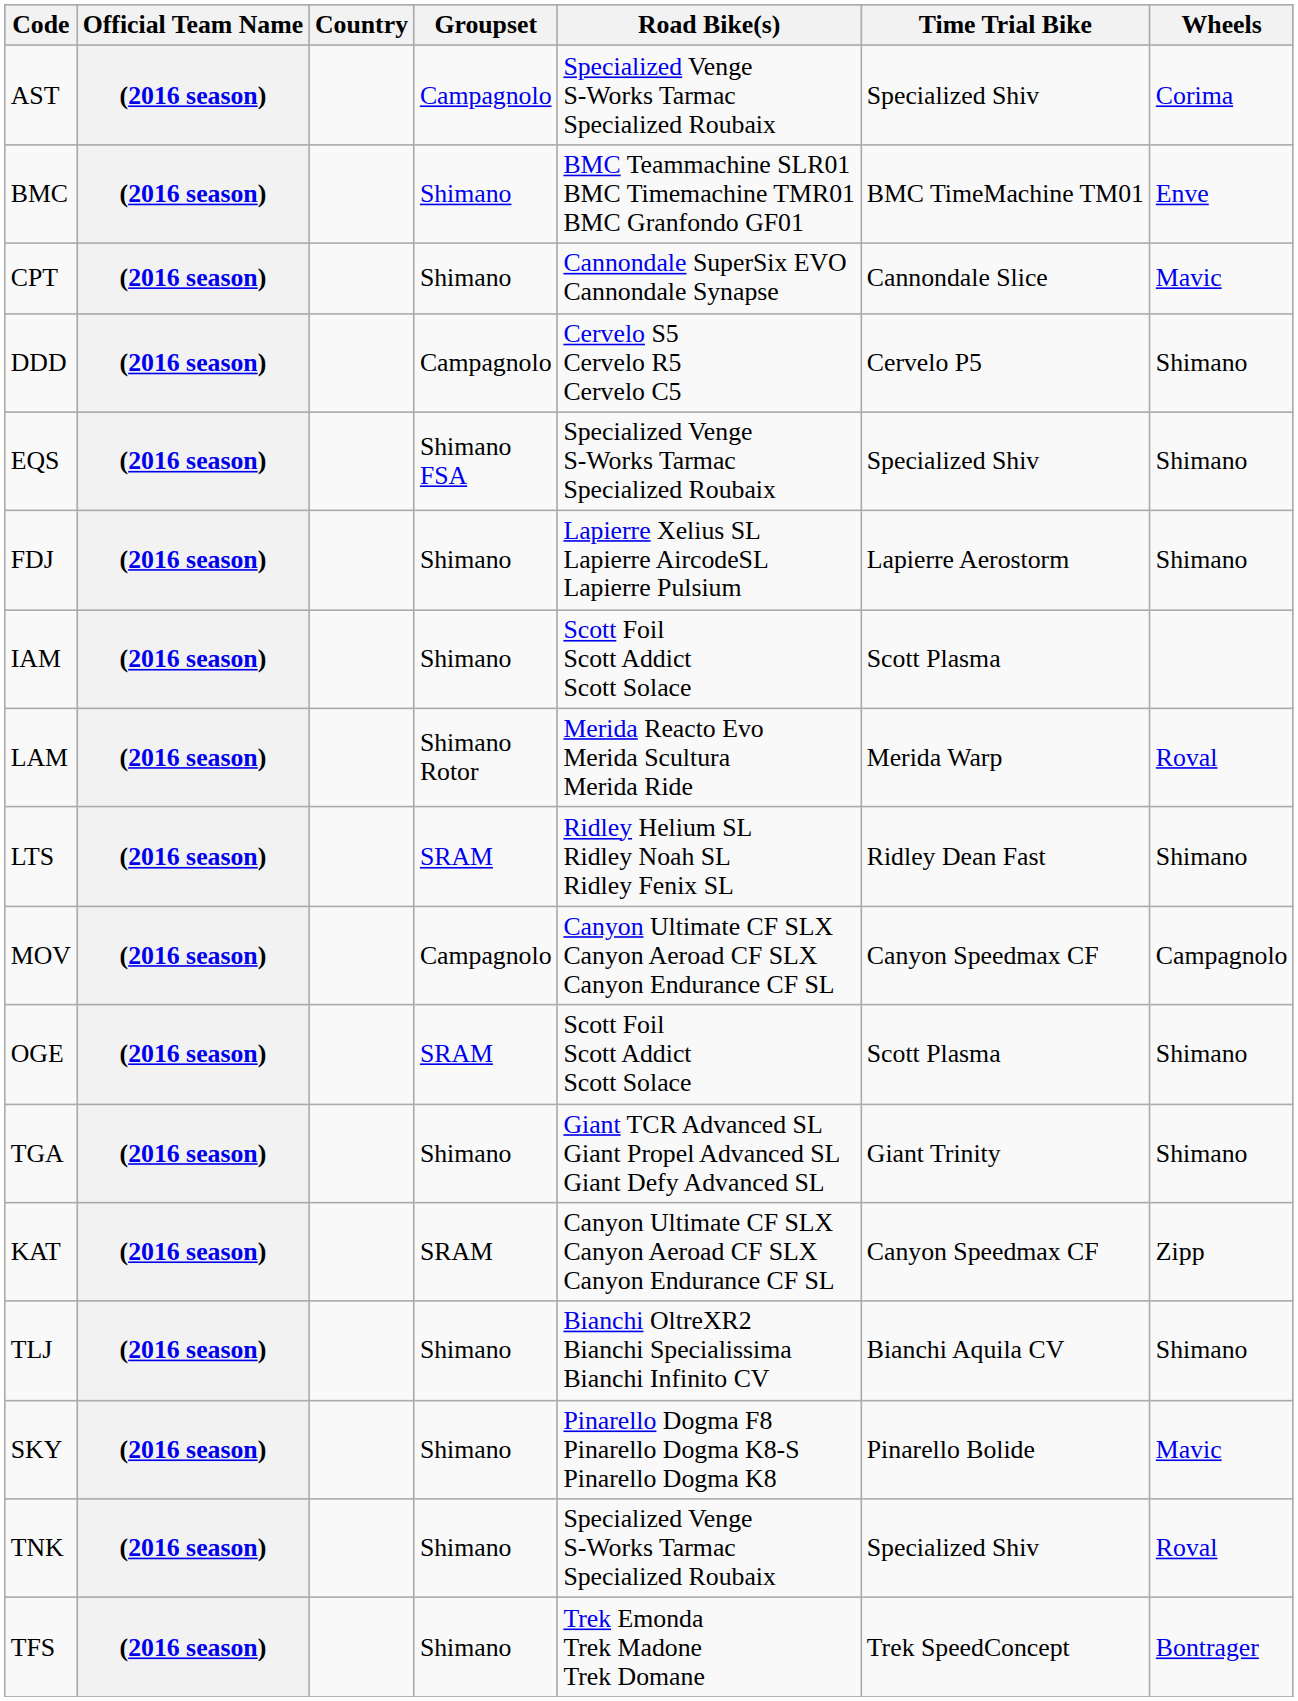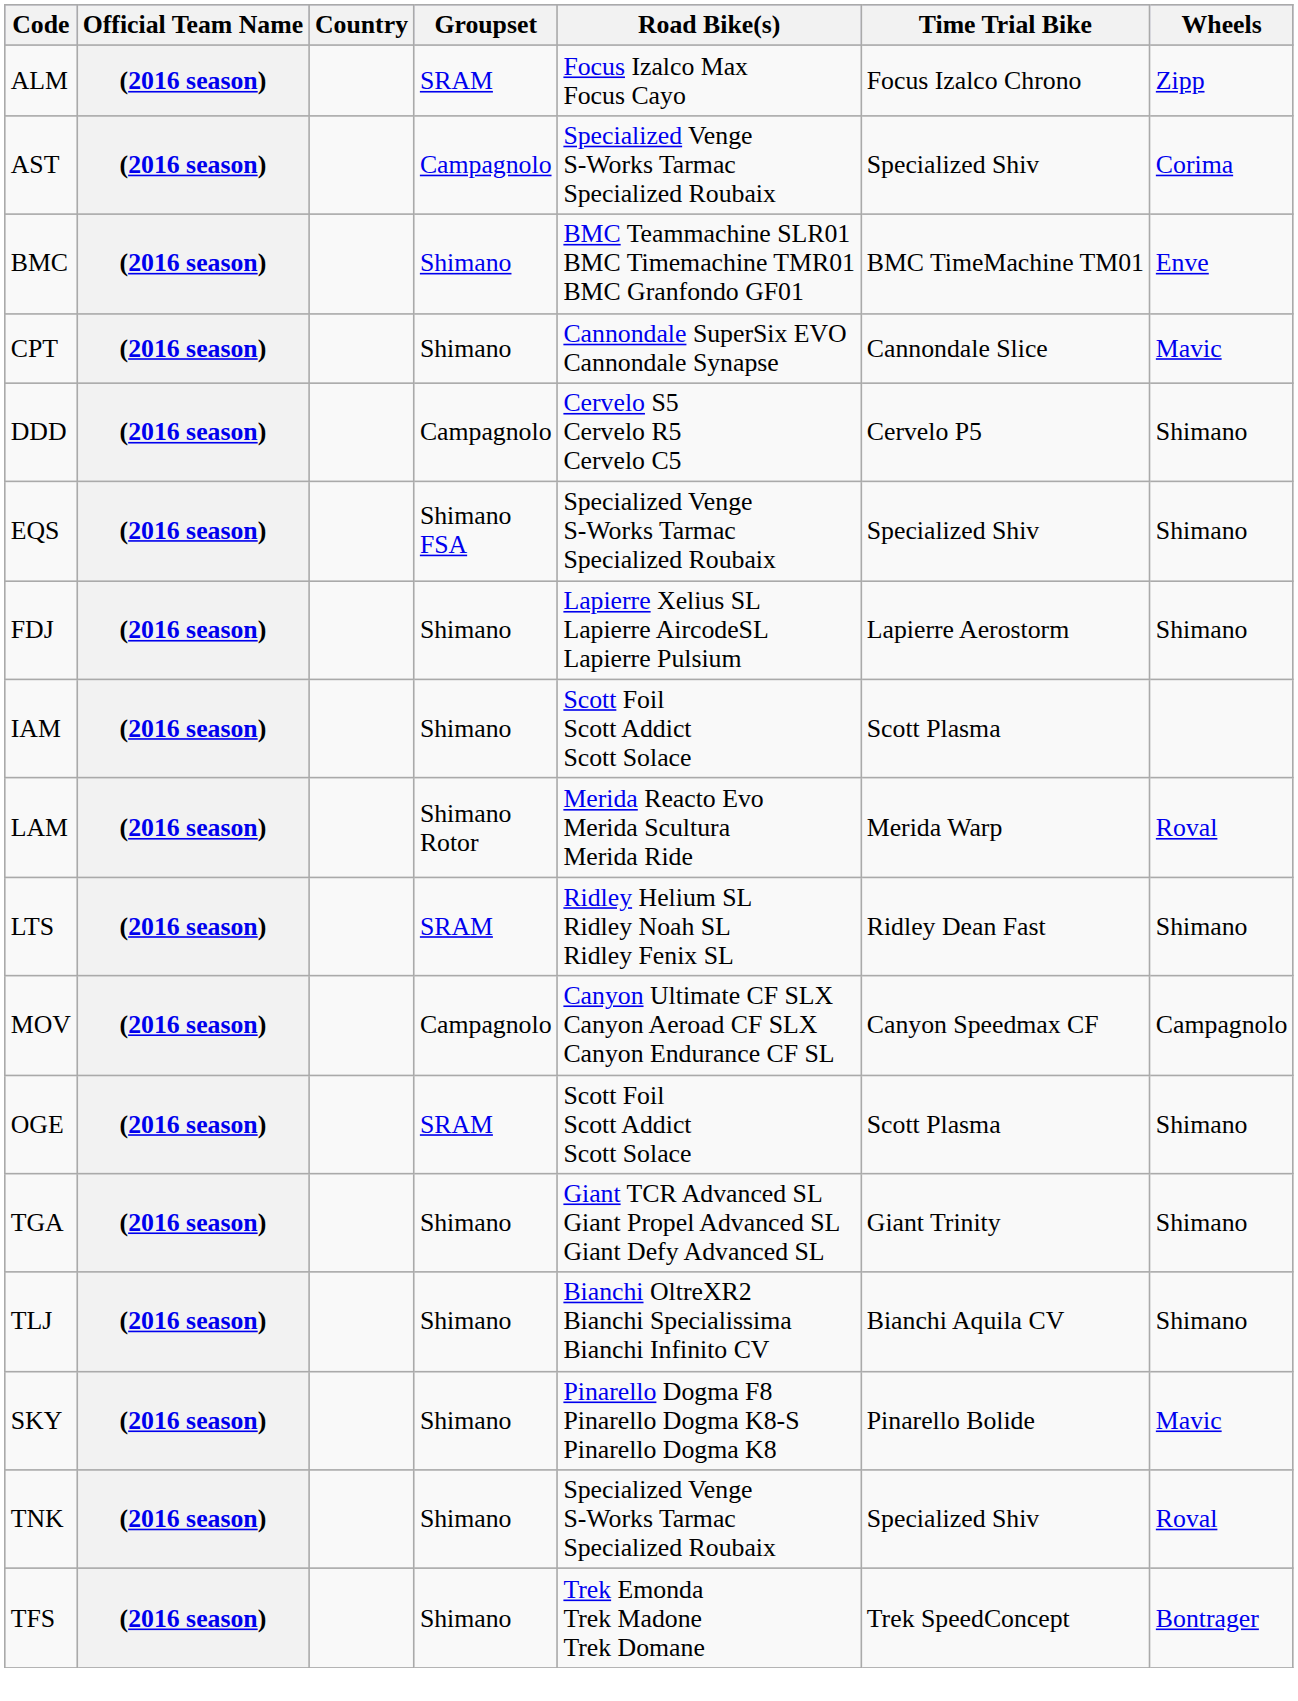+ row: (39, 80)
- row: (36, 1251)
